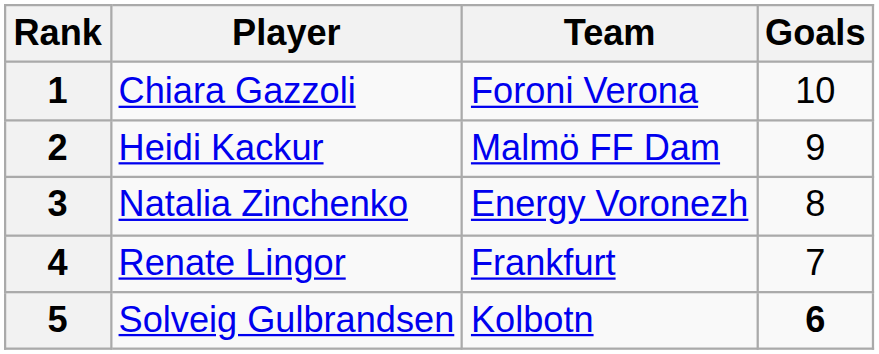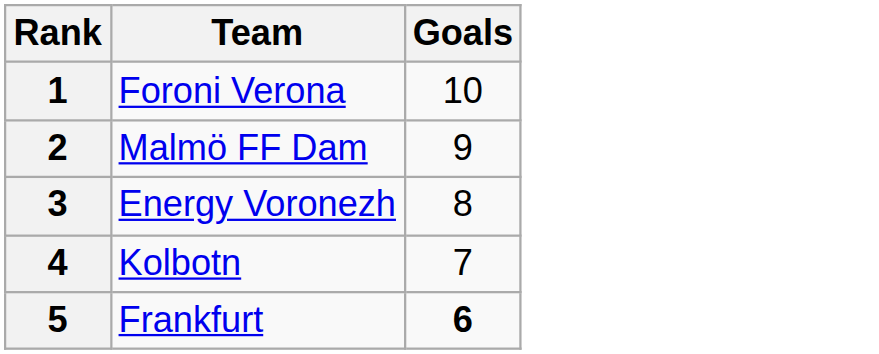- column: (286, 33)
(543, 262) Frankfurt -> (180, 262) Kolbotn
(532, 319) Kolbotn -> (191, 319) Frankfurt
